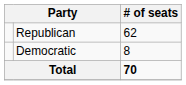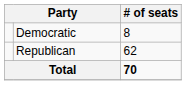rows swapped: (46, 32) <-> (46, 51)
